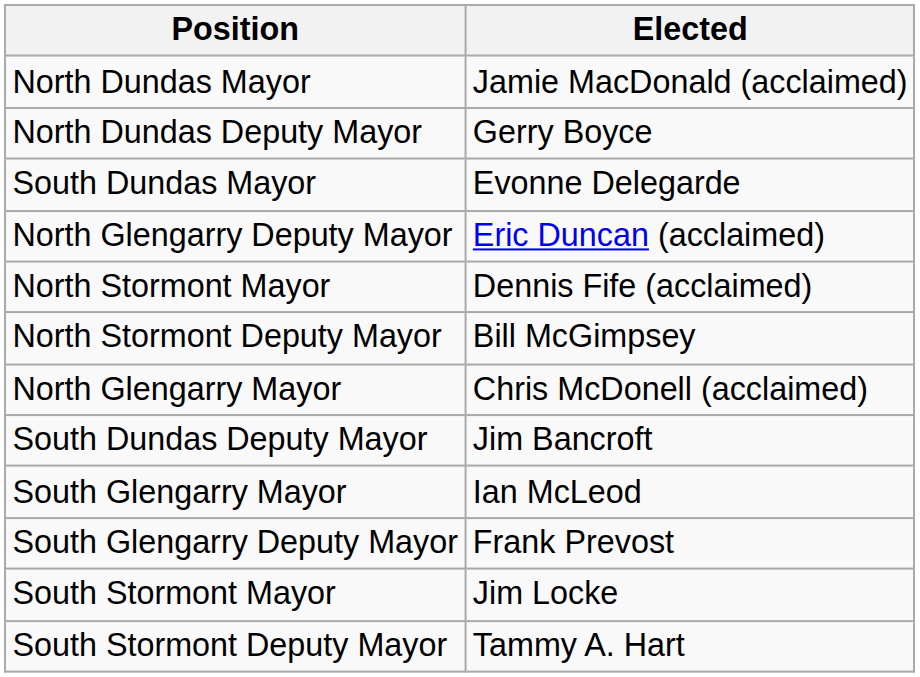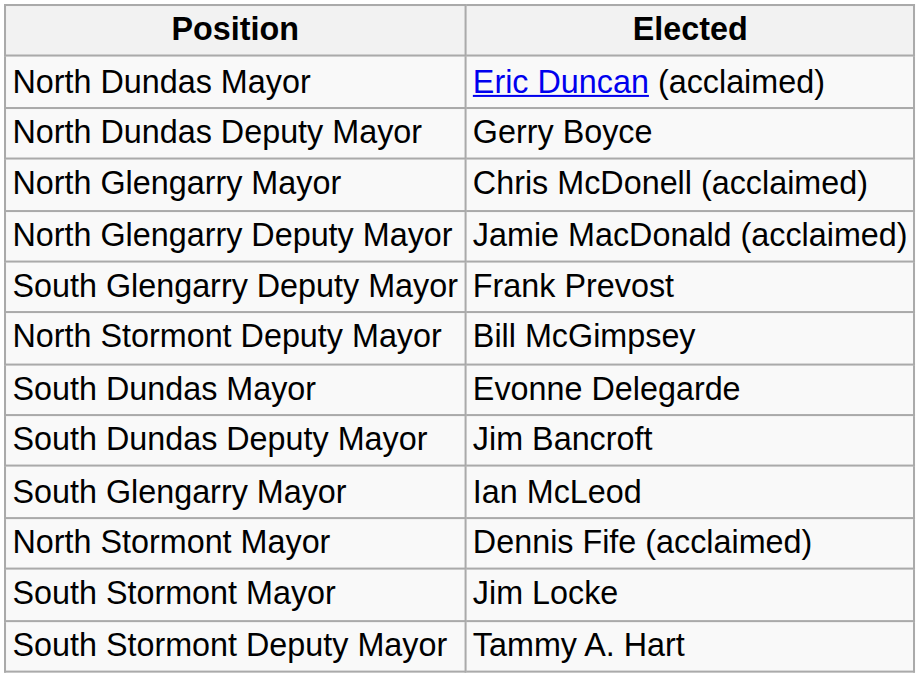(690, 81) Jamie MacDonald (acclaimed) -> (649, 81) Eric Duncan (acclaimed)
rows swapped: (177, 388) <-> (164, 183)
(649, 235) Eric Duncan (acclaimed) -> (690, 235) Jamie MacDonald (acclaimed)
rows swapped: (171, 286) <-> (235, 542)
